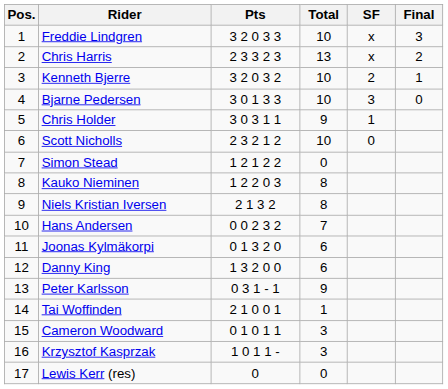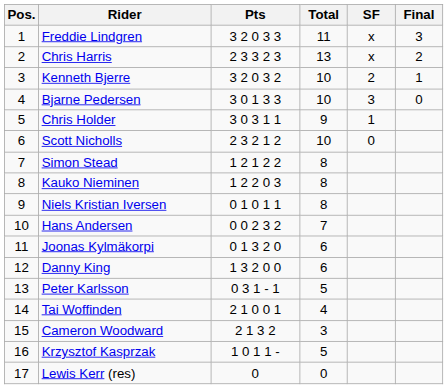(324, 36) 10 -> (324, 36) 11
(324, 162) 0 -> (324, 162) 8
(255, 204) 2 1 3 2 -> (255, 204) 0 1 0 1 1
(324, 288) 9 -> (324, 288) 5
(324, 309) 1 -> (324, 309) 4
(255, 330) 0 1 0 1 1 -> (255, 330) 2 1 3 2
(324, 352) 3 -> (324, 352) 5
